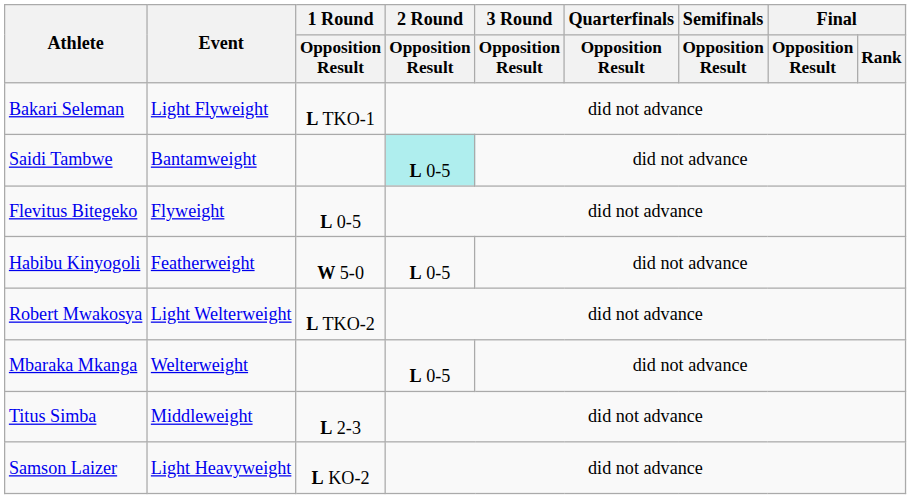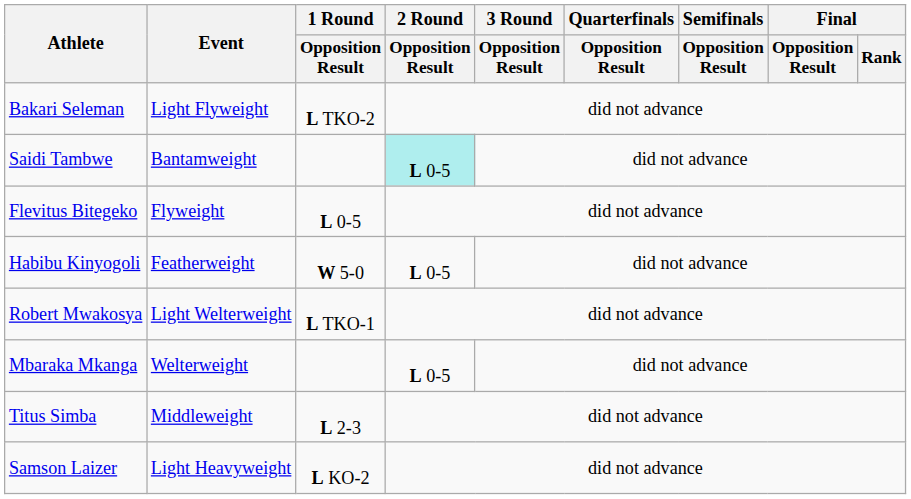(341, 119) L TKO-1 -> (341, 119) L TKO-2
(341, 325) L TKO-2 -> (341, 325) L TKO-1
